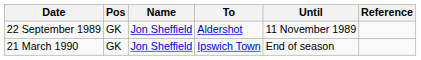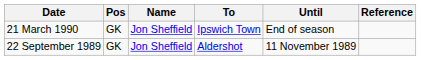rows swapped: (54, 30) <-> (43, 47)
